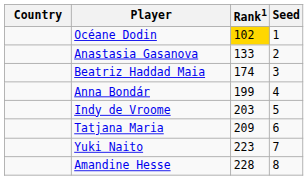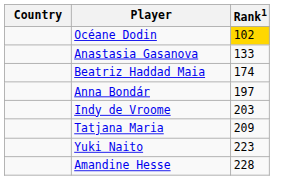- column: (286, 15)
(244, 91) 199 -> (244, 91) 197
